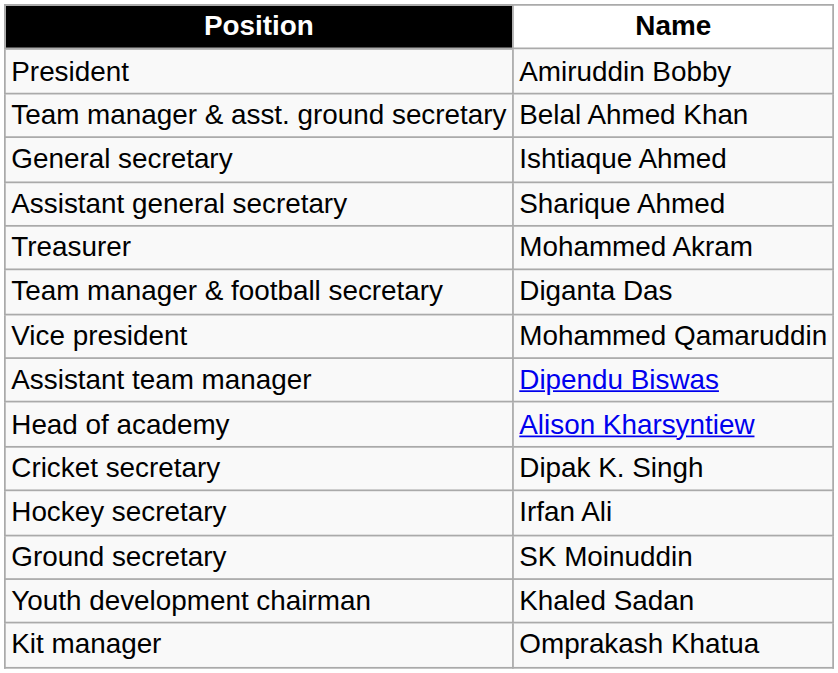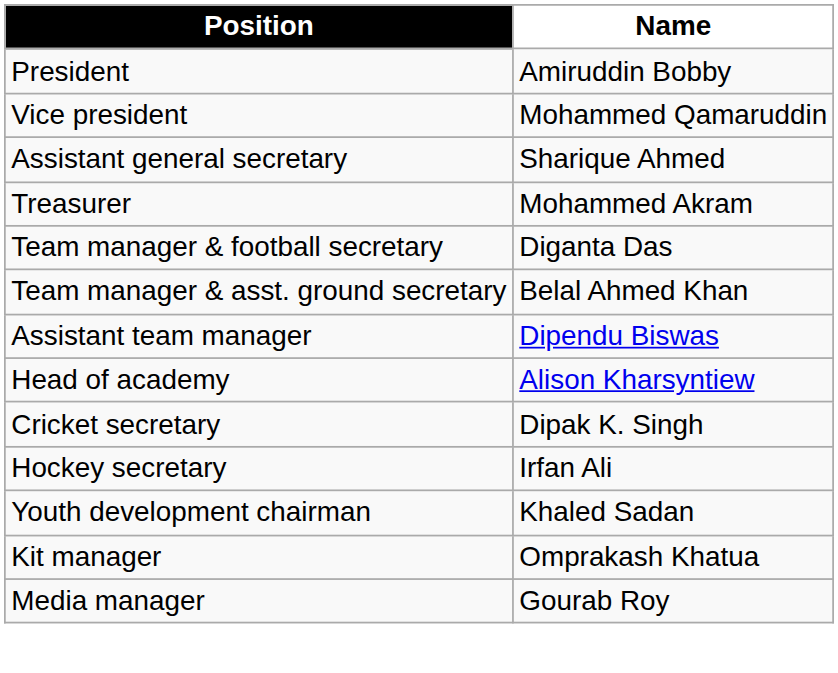rows swapped: (99, 335) <-> (259, 114)
- row: (122, 159)
- row: (119, 556)
+ row: (108, 600)
